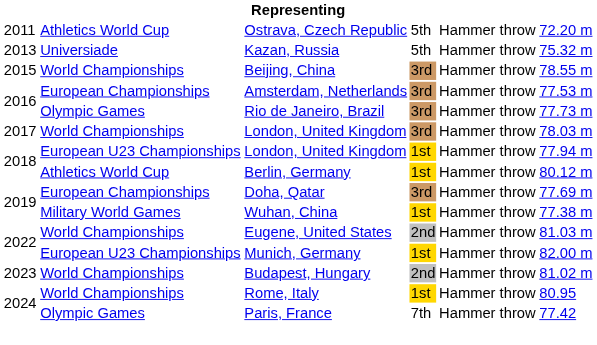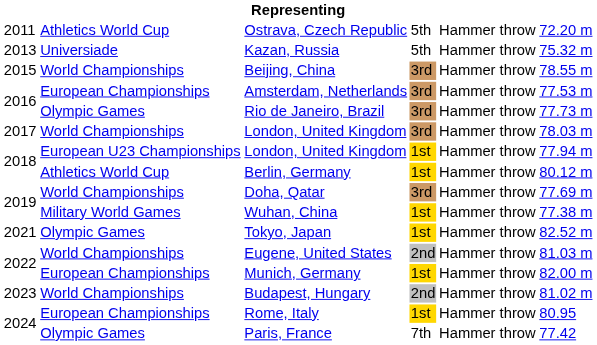(125, 192) European Championships -> (112, 192) World Championships
+ row: (20, 232)
(140, 252) European U23 Championships -> (125, 273) European Championships
(112, 293) World Championships -> (125, 313) European Championships
